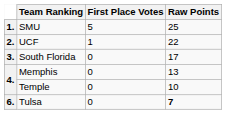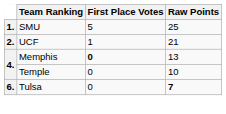(173, 42) 22 -> (173, 42) 21
- row: (47, 57)
(90, 72) normal -> (90, 57) bold
